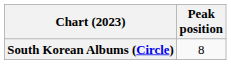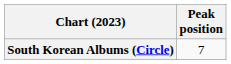(201, 49) 8 -> (201, 49) 7
